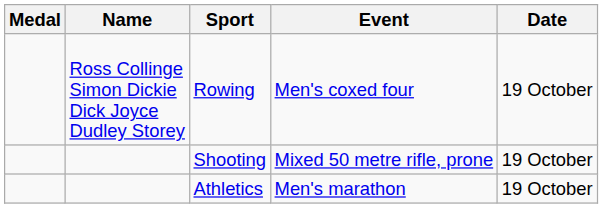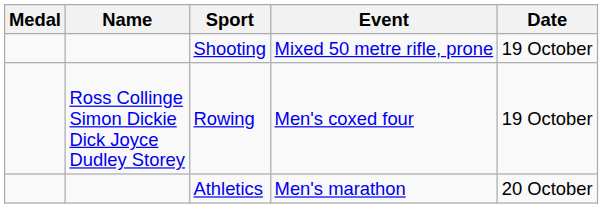rows swapped: (224, 90) <-> (230, 160)
(547, 189) 19 October -> (547, 189) 20 October
